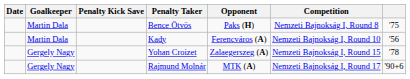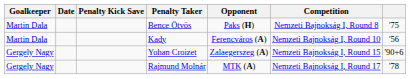columns swapped: (15, 11) <-> (51, 11)
(394, 52) '78 -> (394, 52) '90+6
(394, 66) '90+6 -> (394, 66) '78
